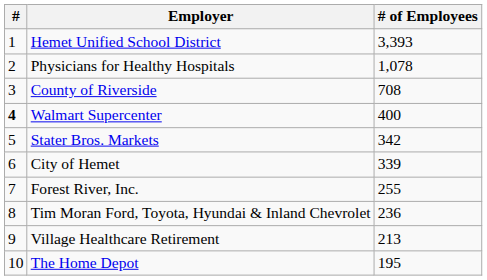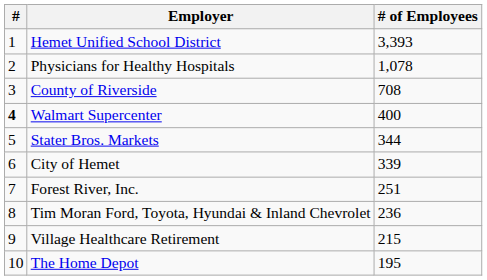(389, 139) 342 -> (389, 139) 344
(389, 189) 255 -> (389, 189) 251
(389, 238) 213 -> (389, 238) 215
